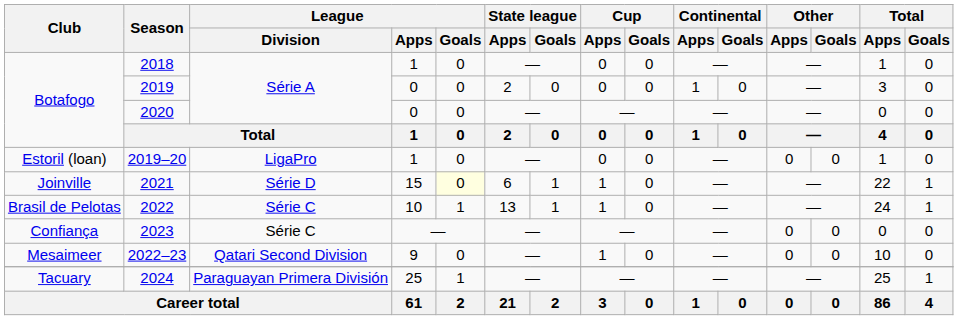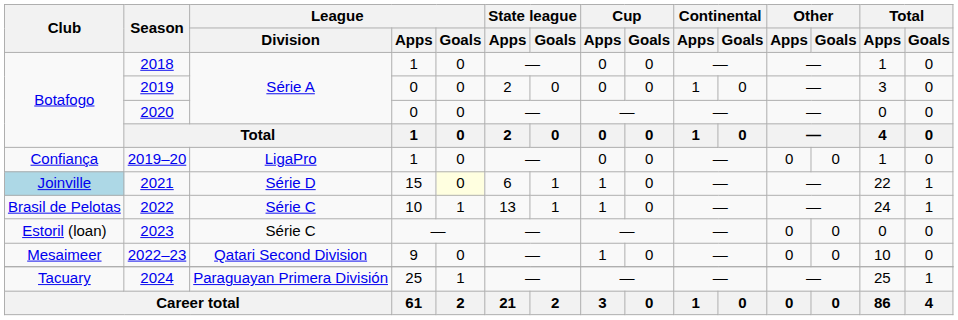(64, 159) Estoril (loan) -> (64, 159) Confiança
(64, 183) no background -> (64, 183) lightblue background
(64, 231) Confiança -> (64, 231) Estoril (loan)
